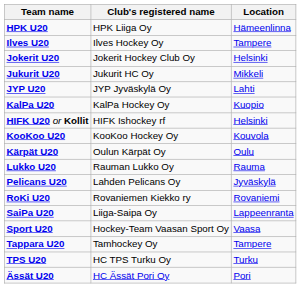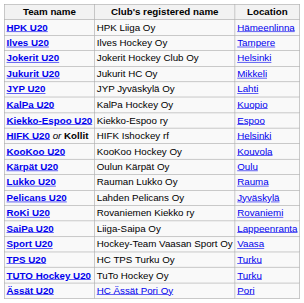+ row: (49, 120)
- row: (35, 244)
+ row: (49, 275)
